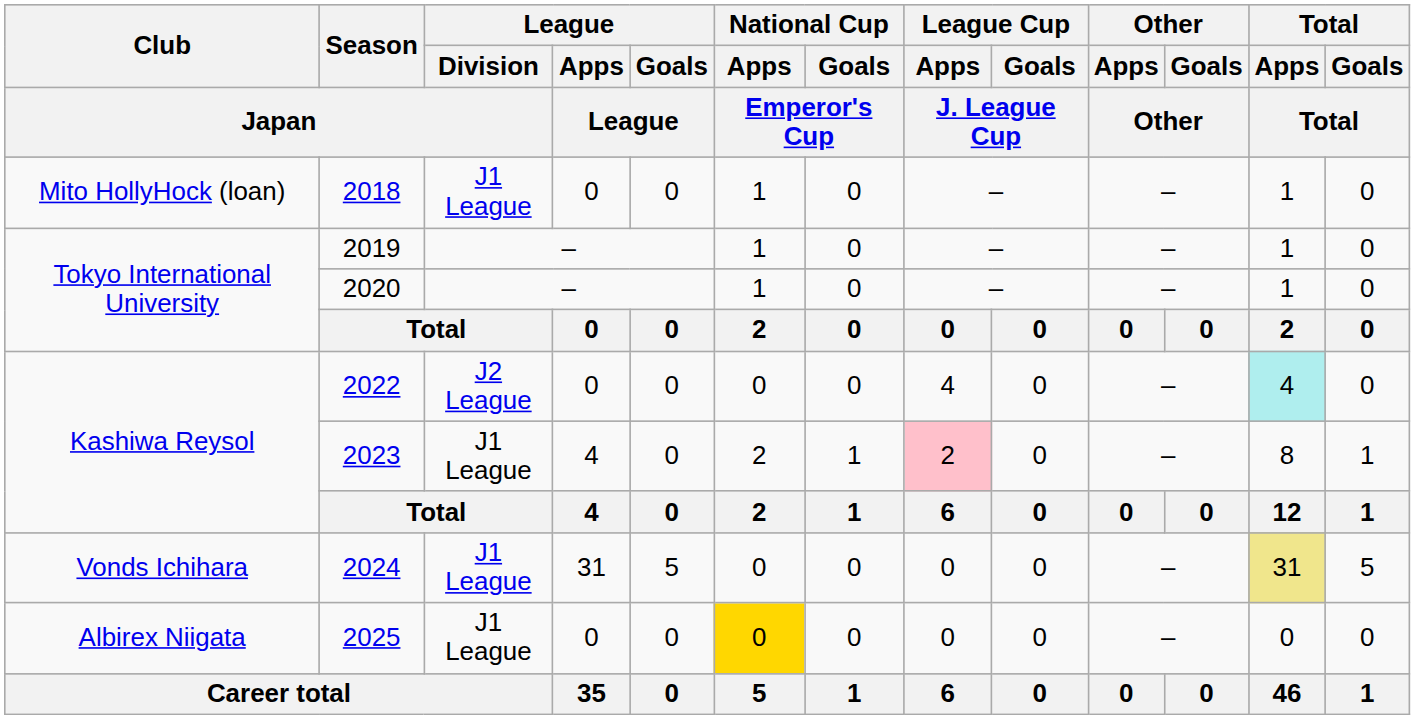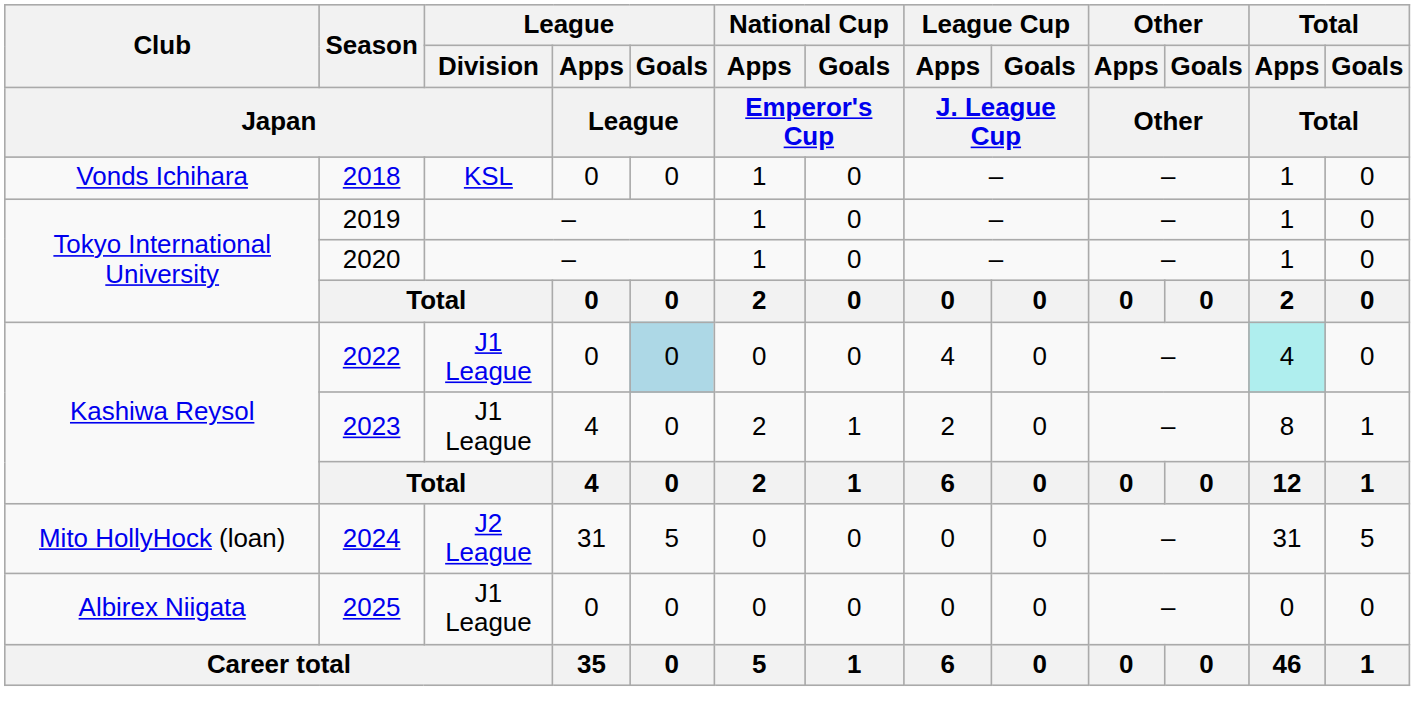(162, 192) Mito HollyHock (loan) -> (162, 177) Vonds Ichihara
(488, 192) J1 League -> (488, 177) KSL
(488, 385) J2 League -> (488, 356) J1 League
(672, 385) no background -> (672, 356) lightblue background
(948, 455) pink background -> (948, 426) no background
(162, 567) Vonds Ichihara -> (162, 538) Mito HollyHock (loan)
(488, 567) J1 League -> (488, 538) J2 League
(1287, 567) khaki background -> (1287, 538) no background
(759, 637) gold background -> (759, 608) no background
